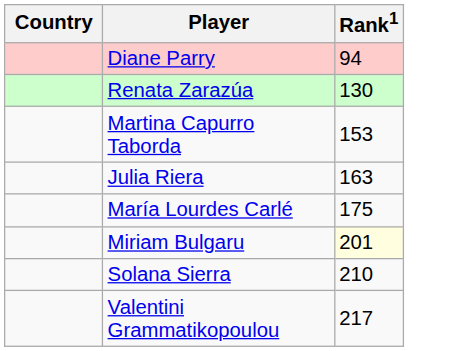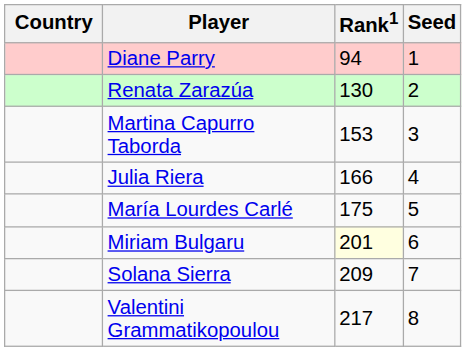+ column: (432, 23)
(356, 177) 163 -> (356, 177) 166
(356, 274) 210 -> (356, 274) 209
